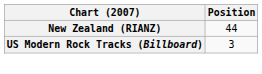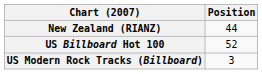+ row: (105, 45)
